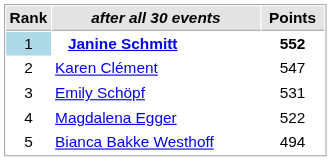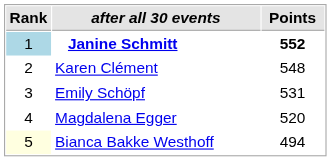(293, 68) 547 -> (293, 68) 548
(293, 118) 522 -> (293, 118) 520
(28, 142) no background -> (28, 142) lightyellow background
